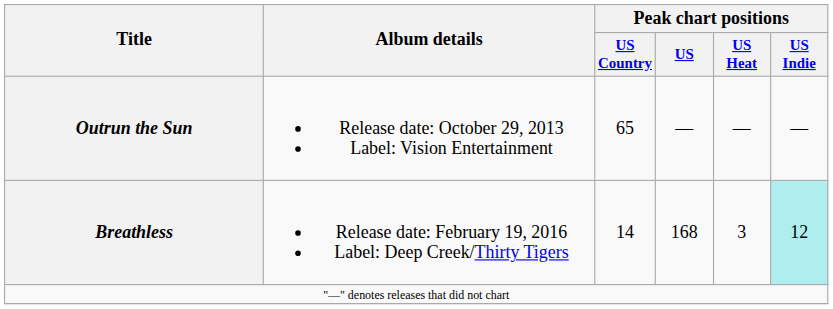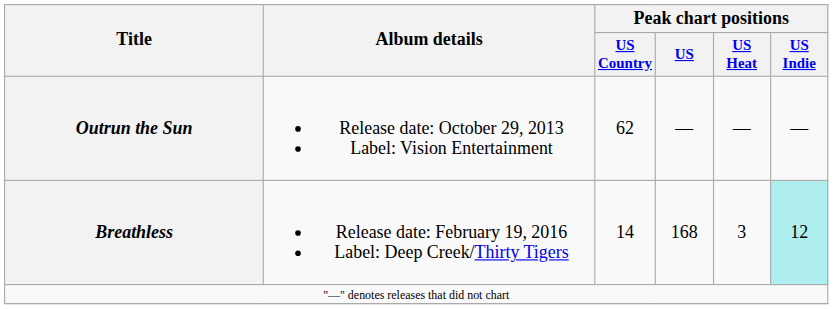(625, 128) 65 -> (625, 128) 62
